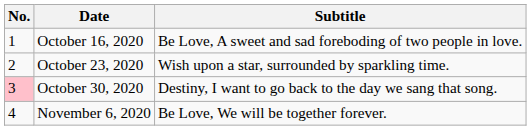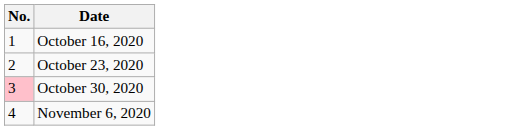- column: (340, 16)
